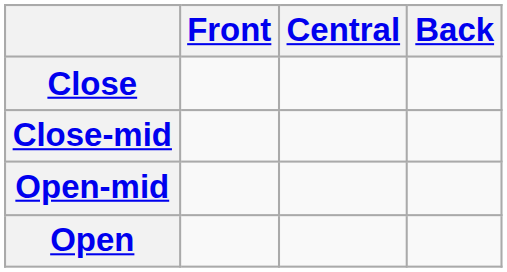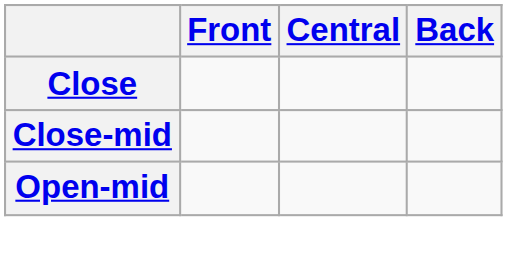- row: (92, 239)
